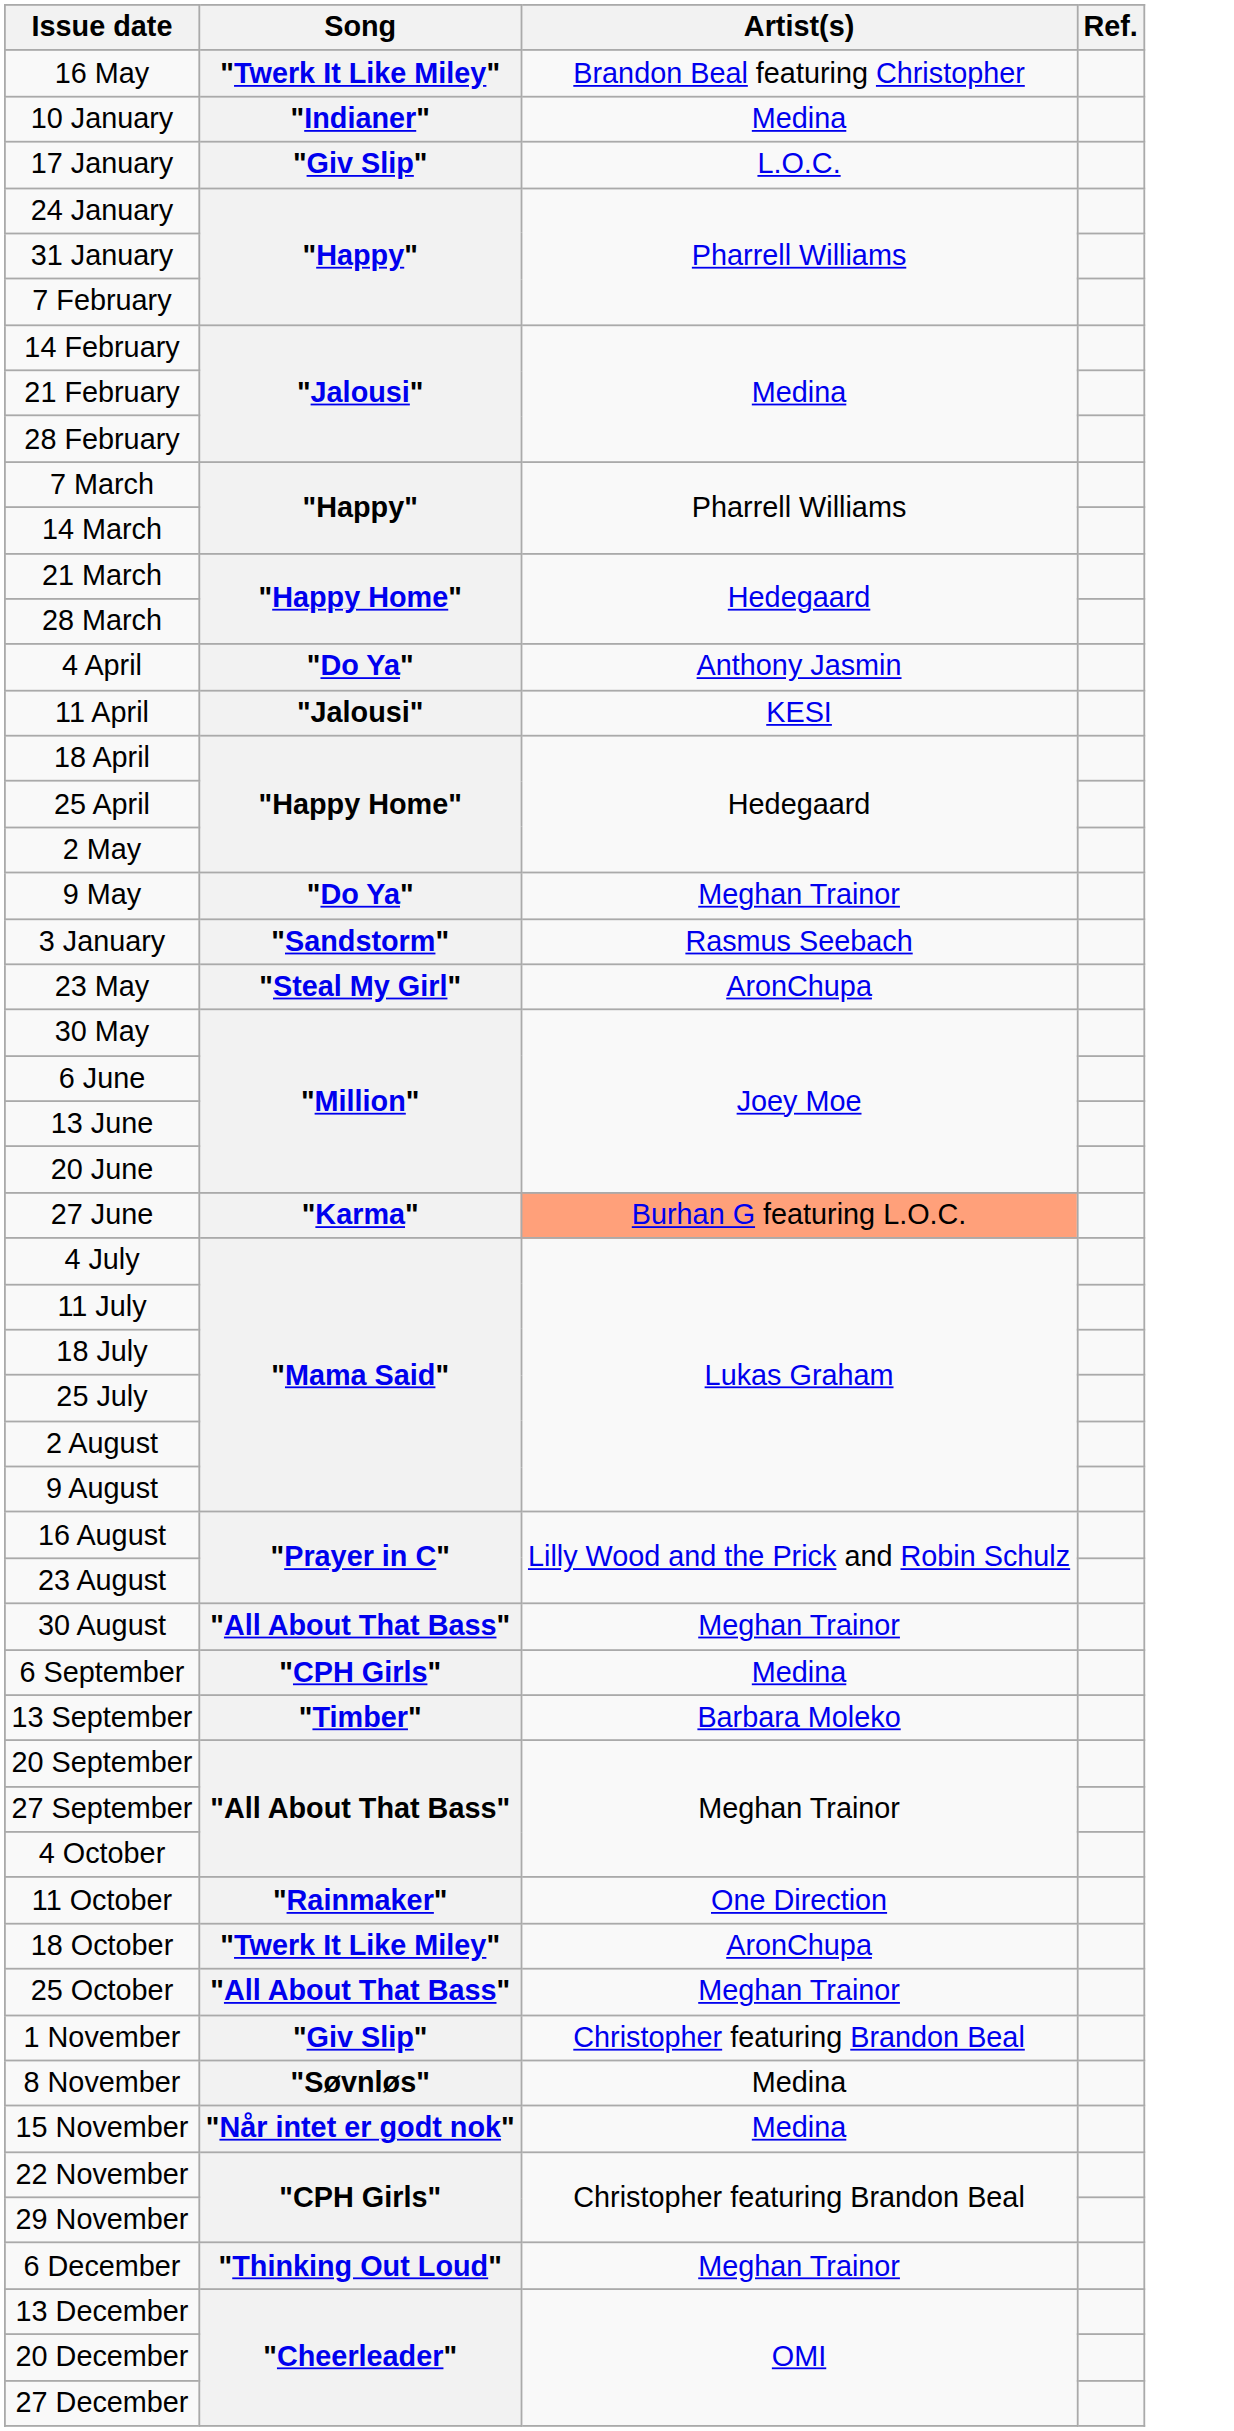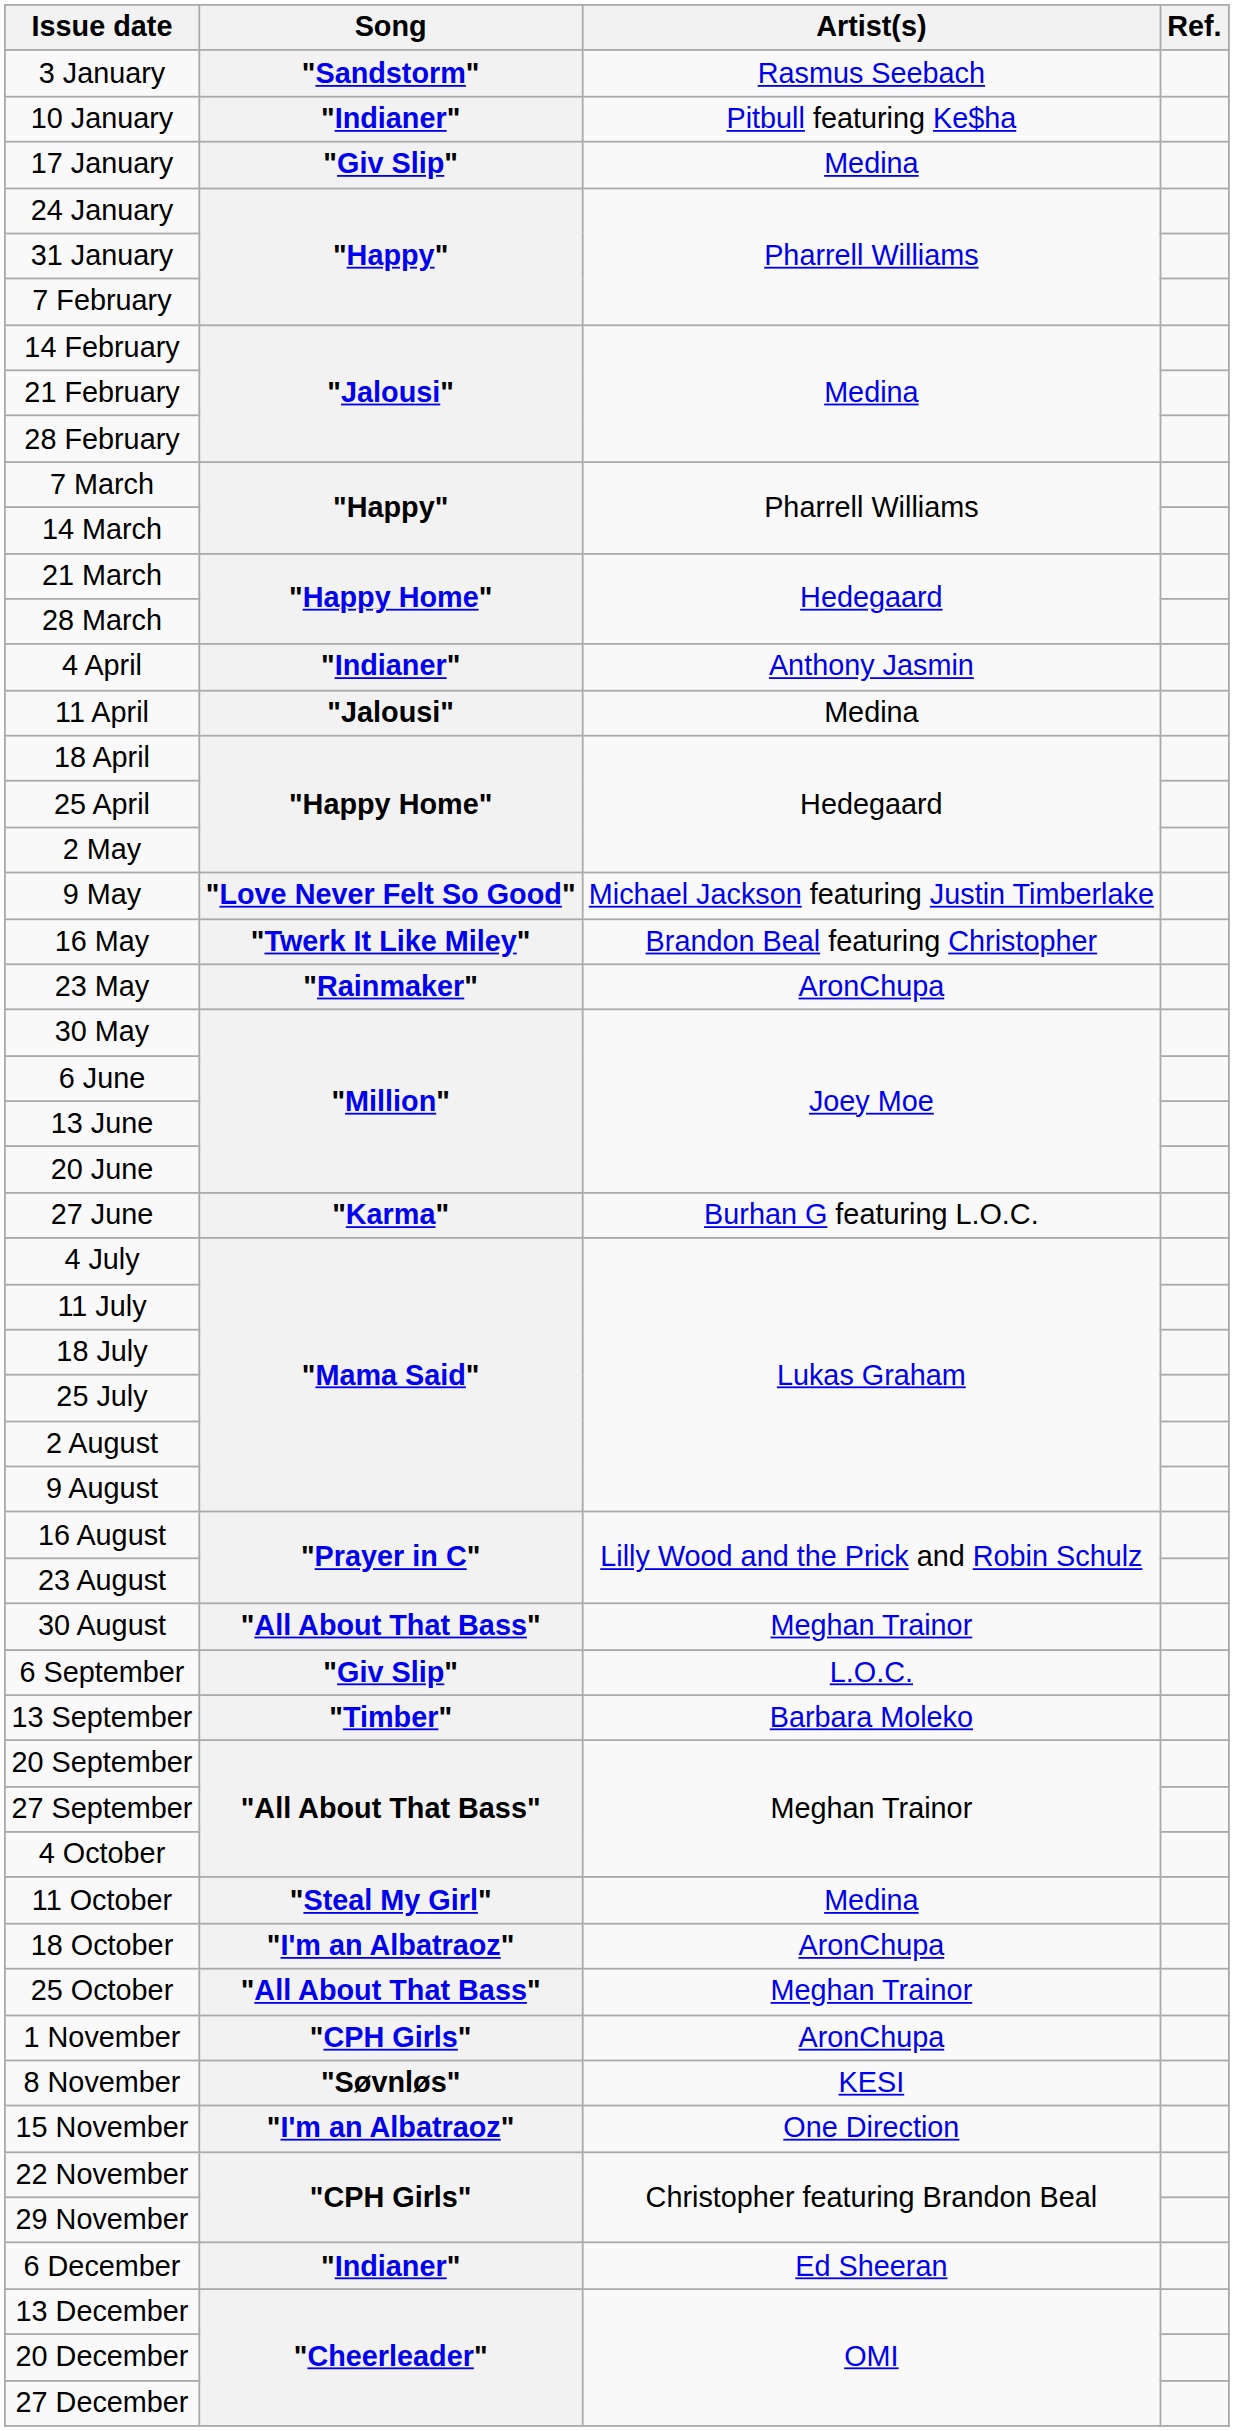rows swapped: (102, 940) <-> (102, 73)
(799, 118) Medina -> (871, 118) Pitbull featuring Ke$ha
(799, 164) L.O.C. -> (871, 164) Medina
(360, 666) "Do Ya" -> (391, 666) "Indianer"
(799, 712) KESI -> (871, 712) Medina
(360, 895) "Do Ya" -> (391, 895) "Love Never Felt So Good"
(799, 895) Meghan Trainor -> (871, 895) Michael Jackson featuring Justin Timberlake
(360, 986) "Steal My Girl" -> (391, 986) "Rainmaker"
(799, 1214) lightsalmon background -> (871, 1214) no background
(360, 1671) "CPH Girls" -> (391, 1671) "Giv Slip"
(799, 1671) Medina -> (871, 1671) L.O.C.
(360, 1900) "Rainmaker" -> (391, 1900) "Steal My Girl"
(799, 1900) One Direction -> (871, 1900) Medina
(360, 1945) "Twerk It Like Miley" -> (391, 1945) "I'm an Albatraoz"
(360, 2037) "Giv Slip" -> (391, 2037) "CPH Girls"
(799, 2037) Christopher featuring Brandon Beal -> (871, 2037) AronChupa
(799, 2082) Medina -> (871, 2082) KESI
(360, 2128) "Når intet er godt nok" -> (391, 2128) "I'm an Albatraoz"
(799, 2128) Medina -> (871, 2128) One Direction
(360, 2265) "Thinking Out Loud" -> (391, 2265) "Indianer"
(799, 2265) Meghan Trainor -> (871, 2265) Ed Sheeran
